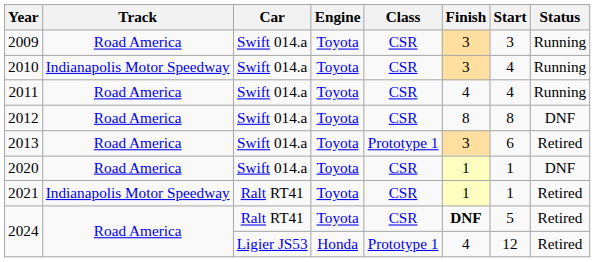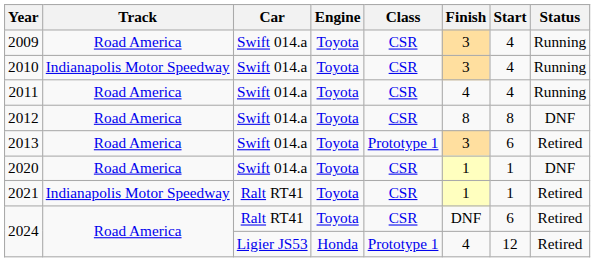(510, 42) 3 -> (510, 42) 4
(466, 218) bold -> (466, 218) normal
(510, 218) 5 -> (510, 218) 6
